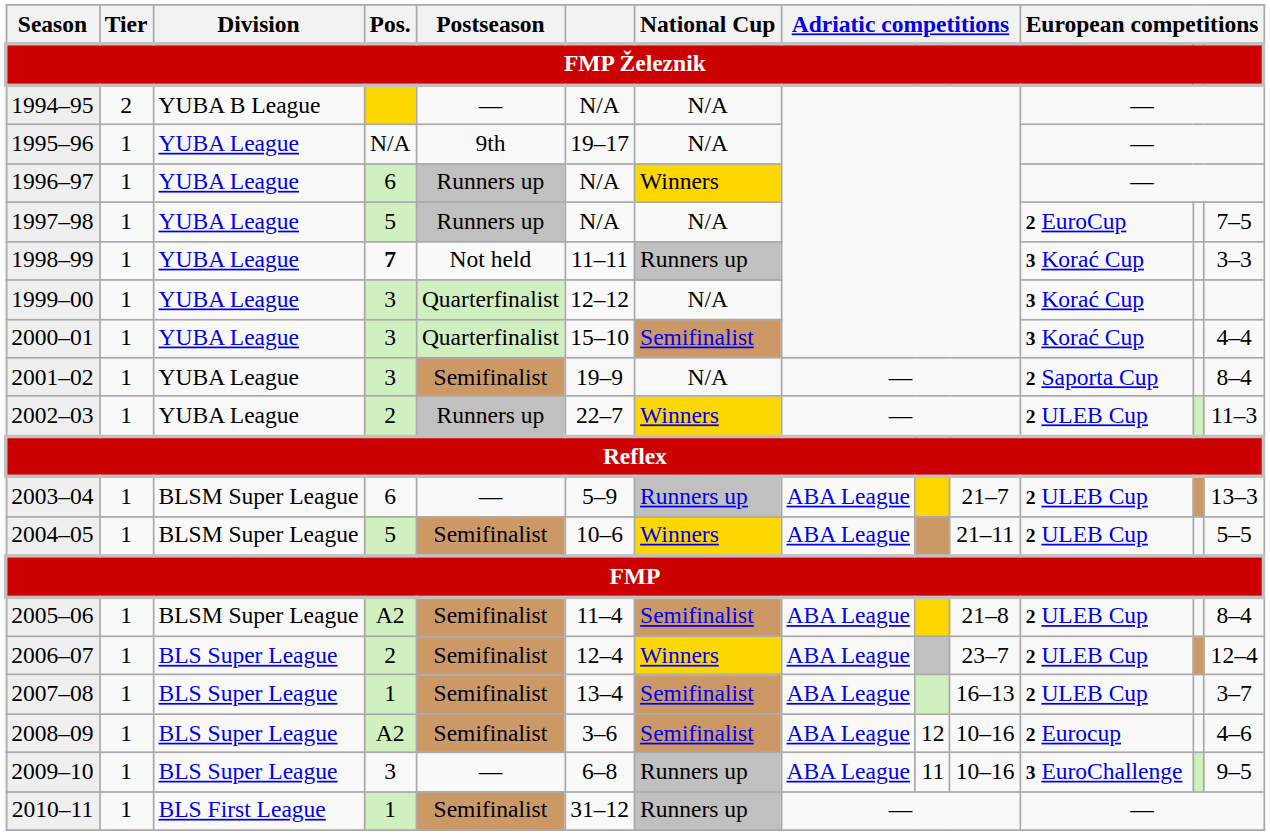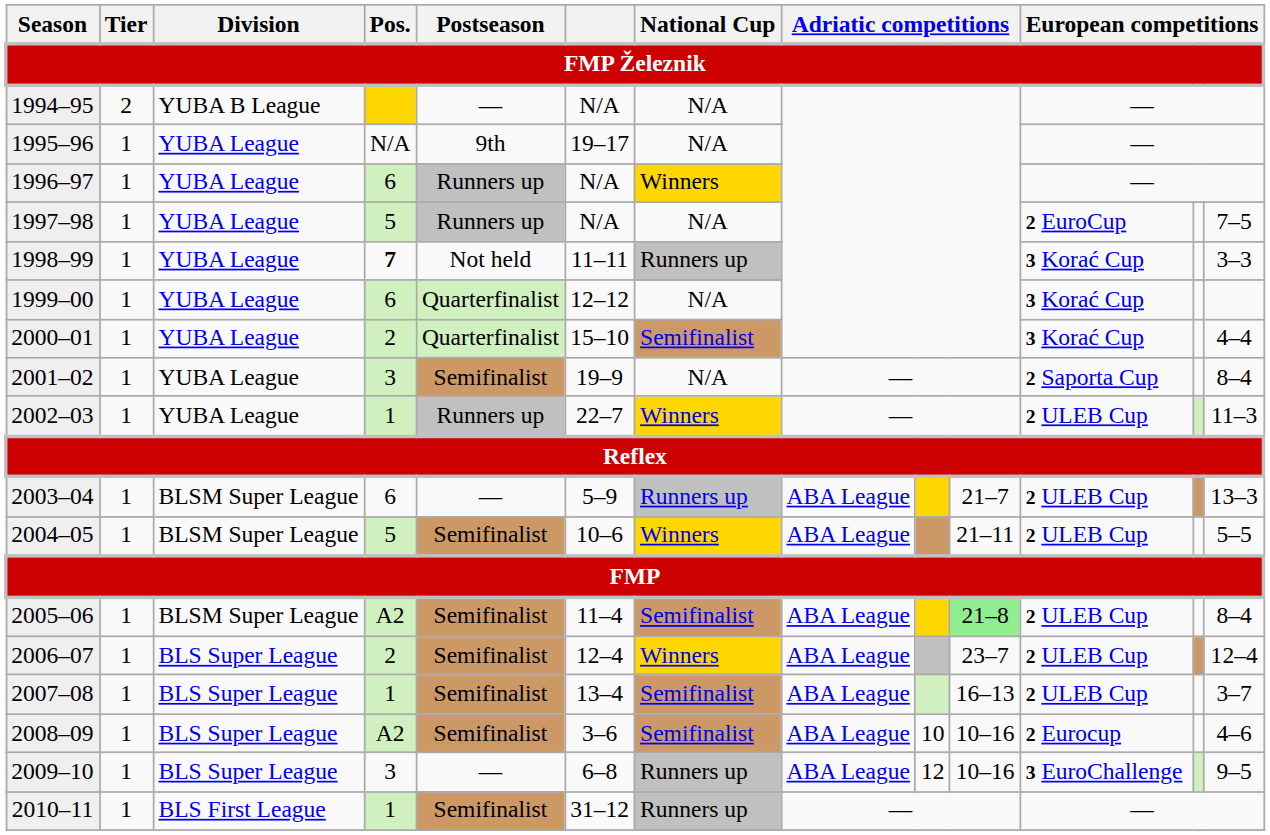(390, 298) 3 -> (390, 298) 6
(390, 337) 3 -> (390, 337) 2
(390, 415) 2 -> (390, 415) 1
(985, 616) no background -> (985, 616) lightgreen background
(933, 732) 12 -> (933, 732) 10
(933, 771) 11 -> (933, 771) 12
